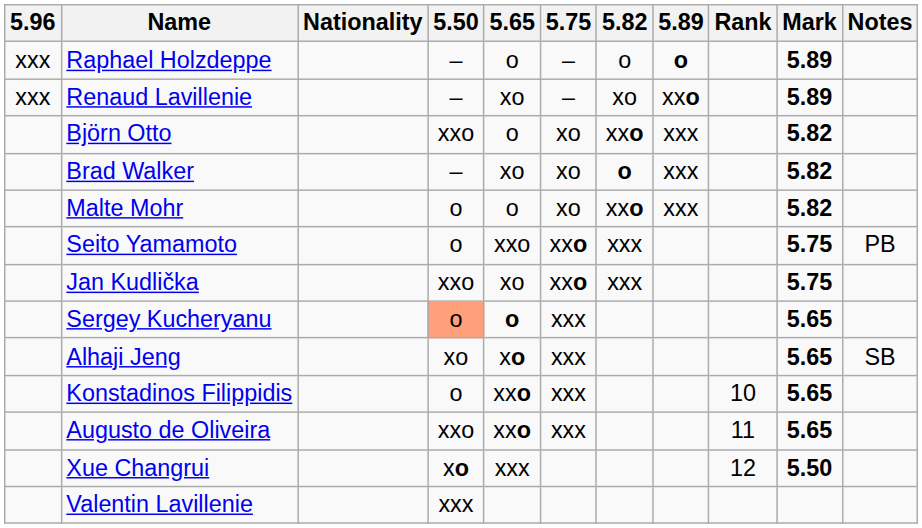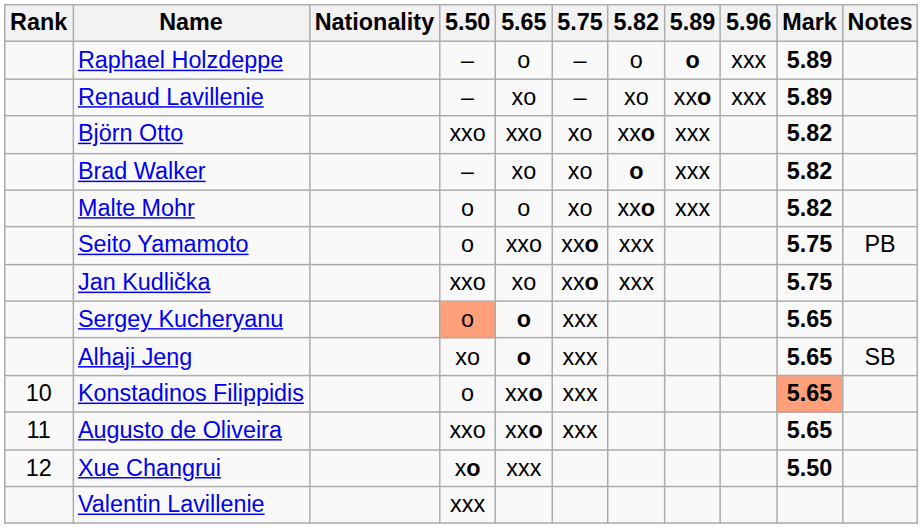columns swapped: (743, 23) <-> (33, 23)
(512, 134) o -> (524, 134) xxo
(512, 356) xo -> (524, 356) o
(810, 393) no background -> (810, 393) lightsalmon background
